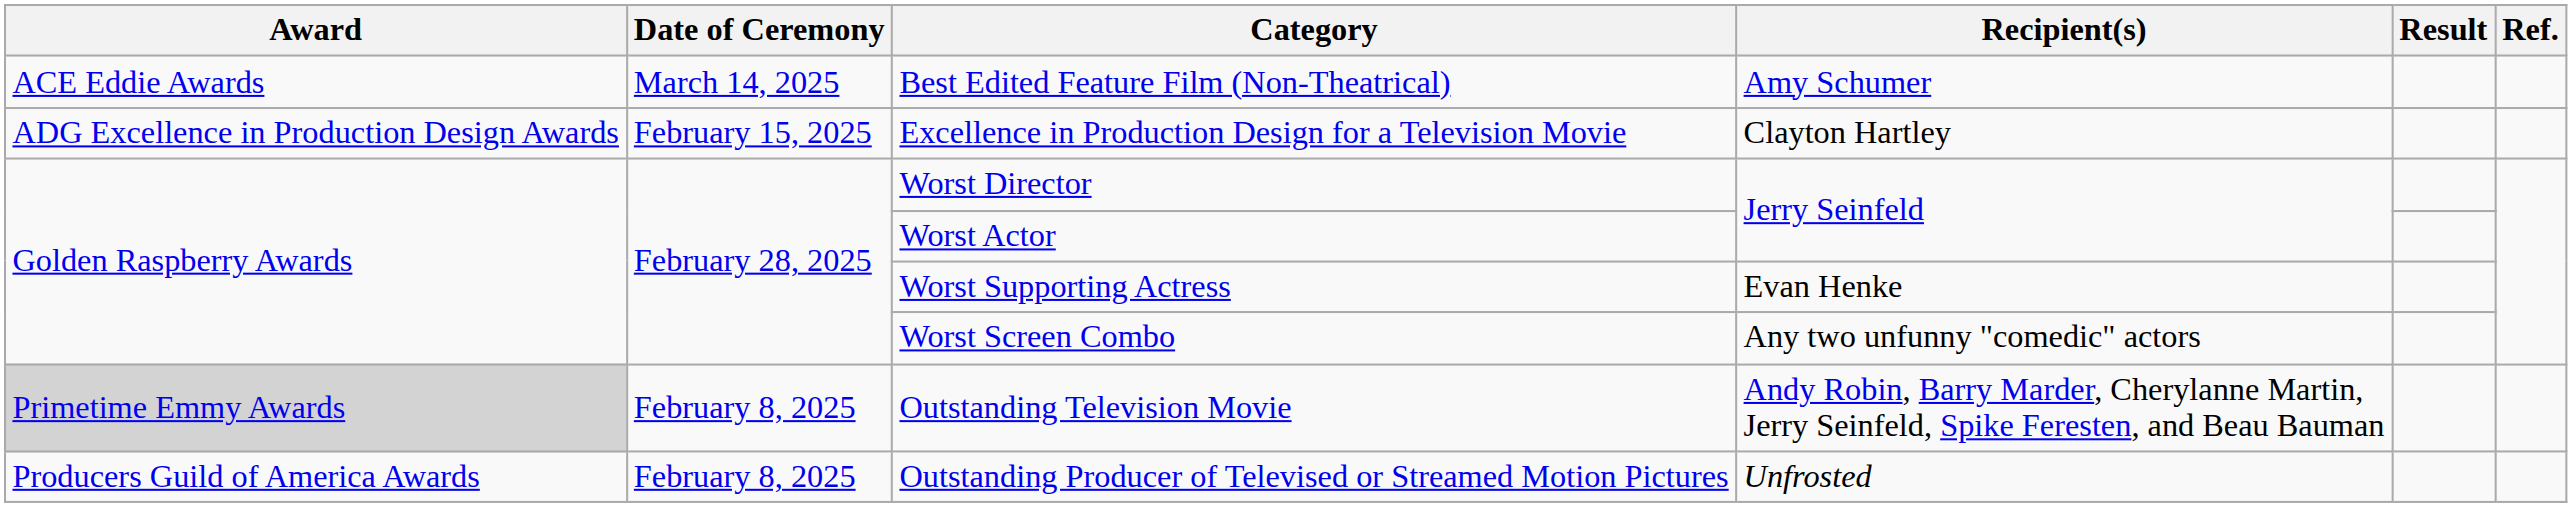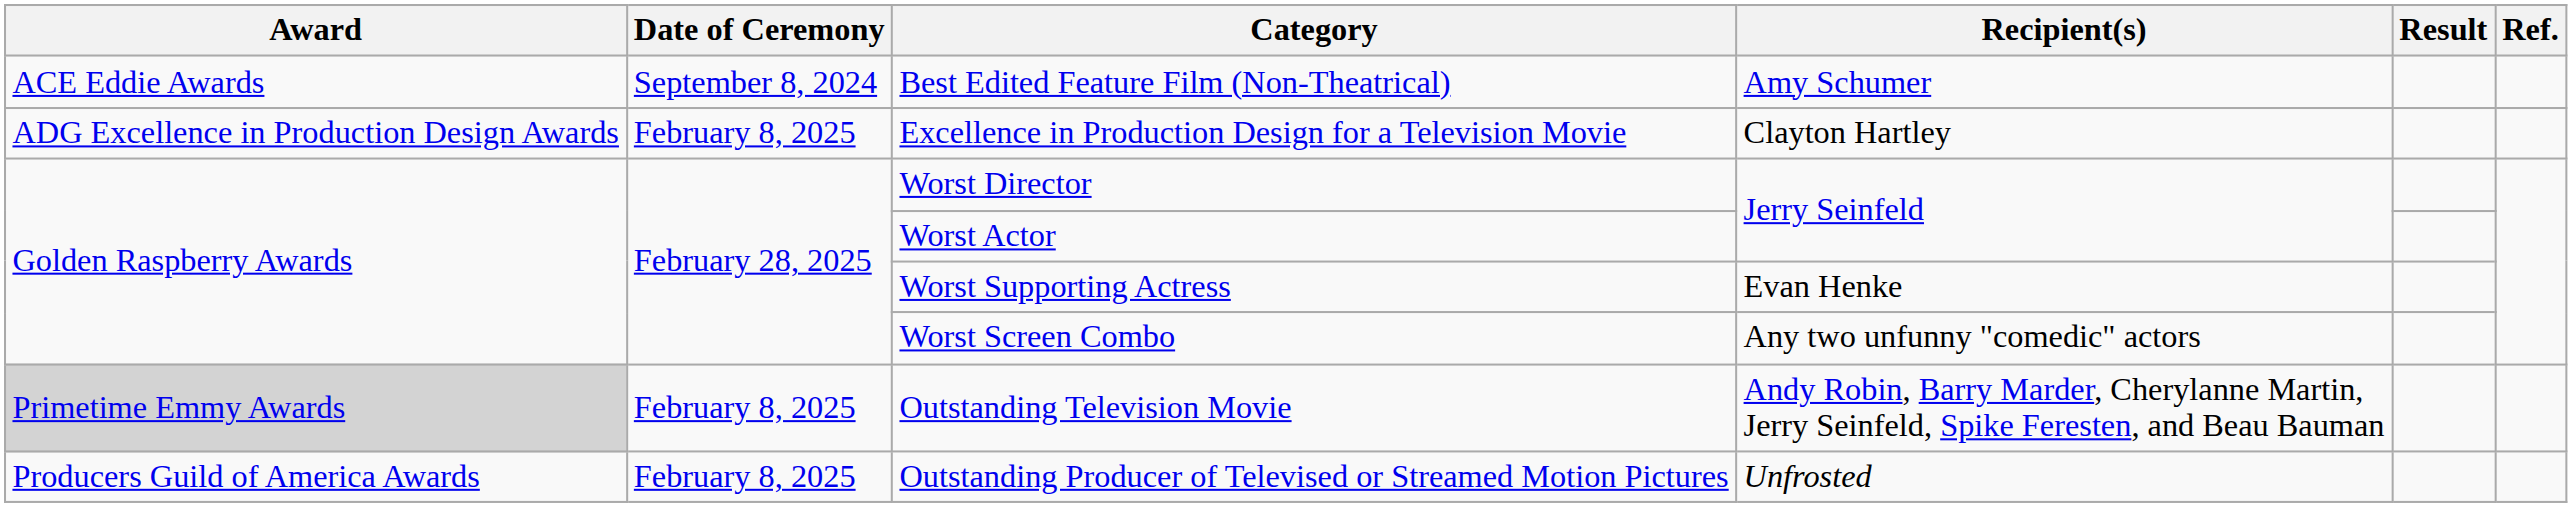(737, 81) March 14, 2025 -> (755, 81) September 8, 2024
(753, 132) February 15, 2025 -> (745, 132) February 8, 2025
